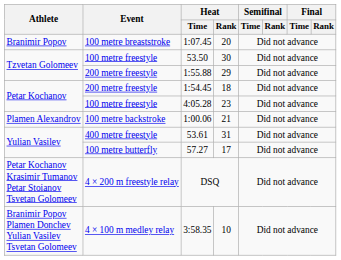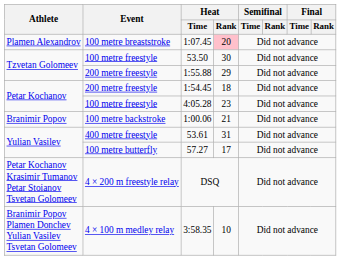(37, 42) Branimir Popov -> (44, 42) Plamen Alexandrov
(226, 42) no background -> (226, 42) pink background
(44, 119) Plamen Alexandrov -> (37, 119) Branimir Popov
